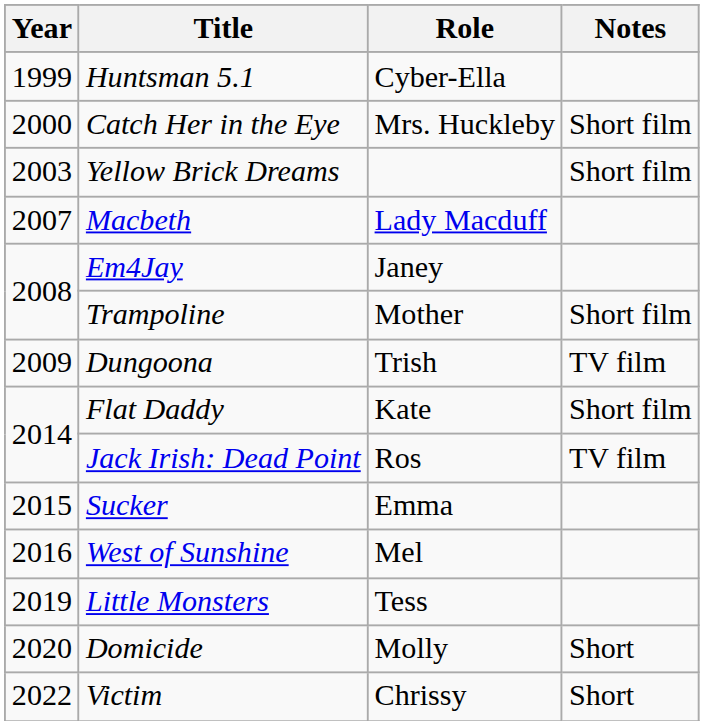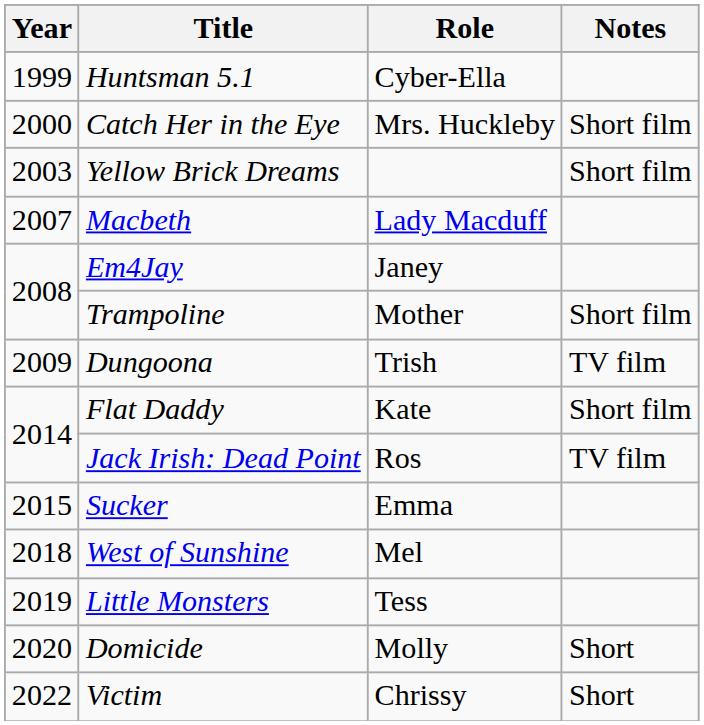(42, 553) 2016 -> (42, 553) 2018
